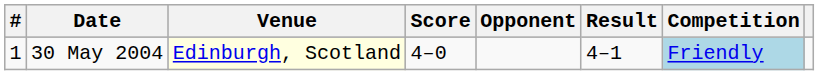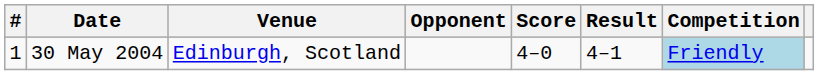columns swapped: (528, 21) <-> (441, 21)
(287, 54) lightyellow background -> (287, 54) no background
